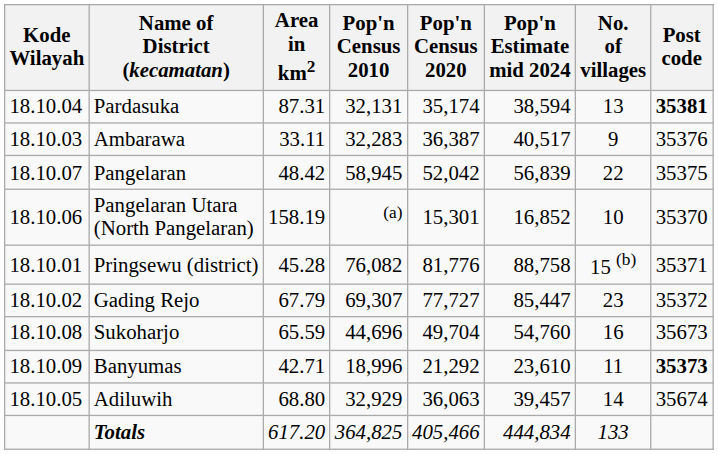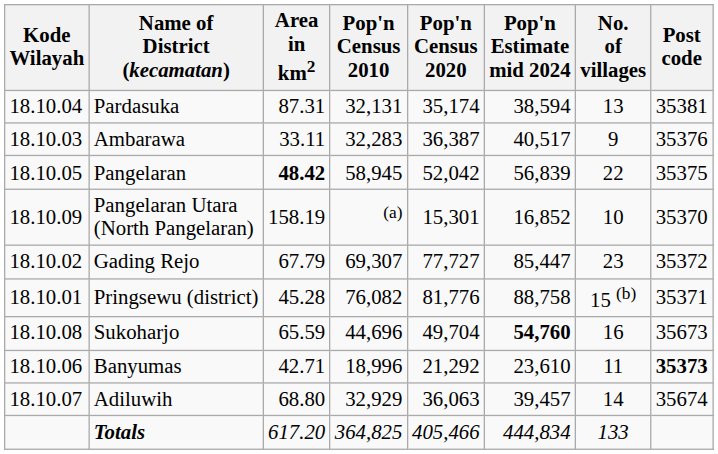(682, 106) bold -> (682, 106) normal
(46, 172) 18.10.07 -> (46, 172) 18.10.05
(302, 172) normal -> (302, 172) bold
(46, 217) 18.10.06 -> (46, 217) 18.10.09
rows swapped: (176, 264) <-> (147, 300)
(542, 333) normal -> (542, 333) bold
(46, 366) 18.10.09 -> (46, 366) 18.10.06
(46, 399) 18.10.05 -> (46, 399) 18.10.07
